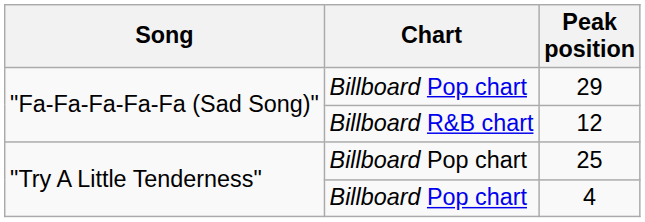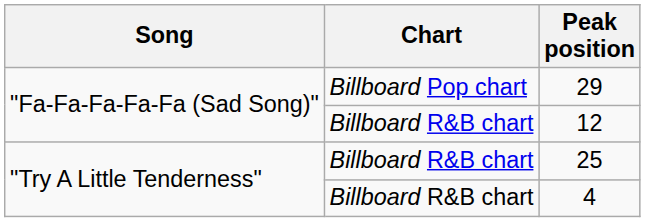(428, 160) Billboard Pop chart -> (431, 160) Billboard R&B chart
(428, 197) Billboard Pop chart -> (431, 197) Billboard R&B chart
